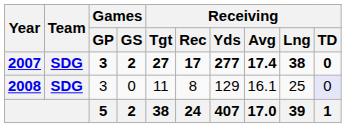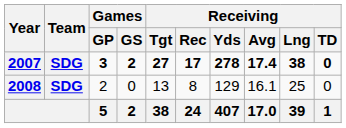(227, 63) 277 -> (227, 63) 278
(103, 87) 3 -> (103, 87) 2
(161, 87) 11 -> (161, 87) 13
(327, 87) lavender background -> (327, 87) no background
